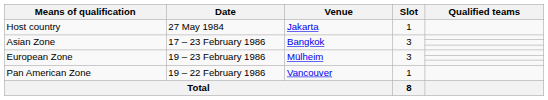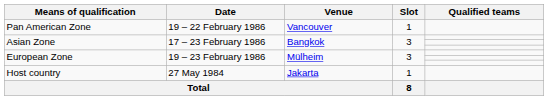rows swapped: (33, 27) <-> (49, 73)
